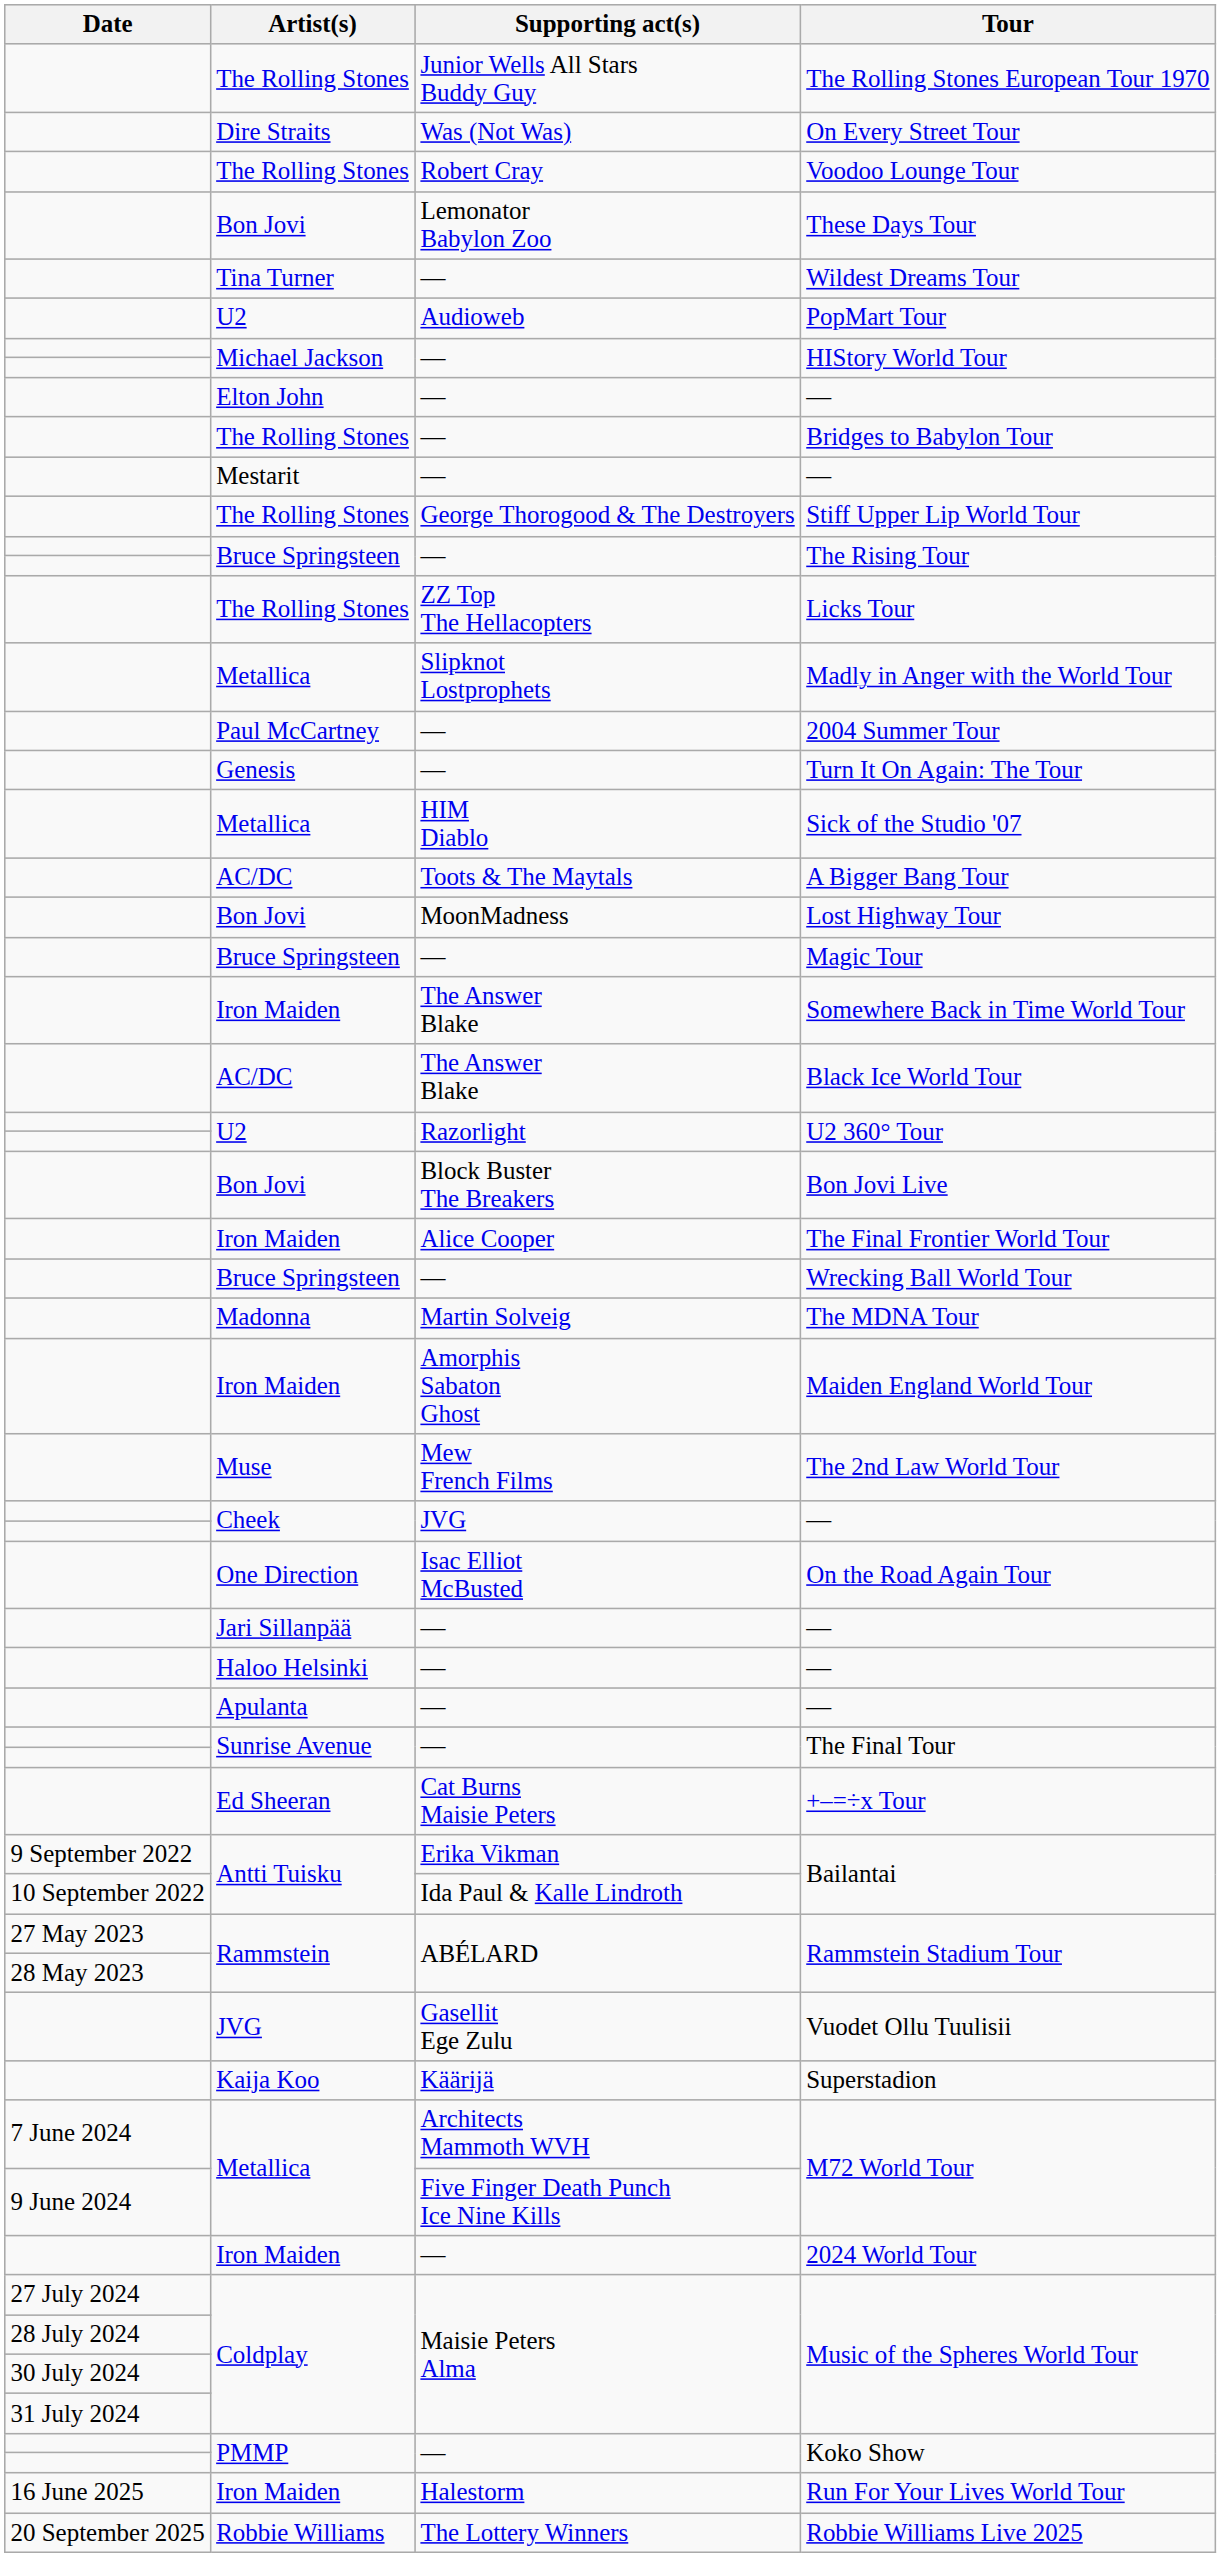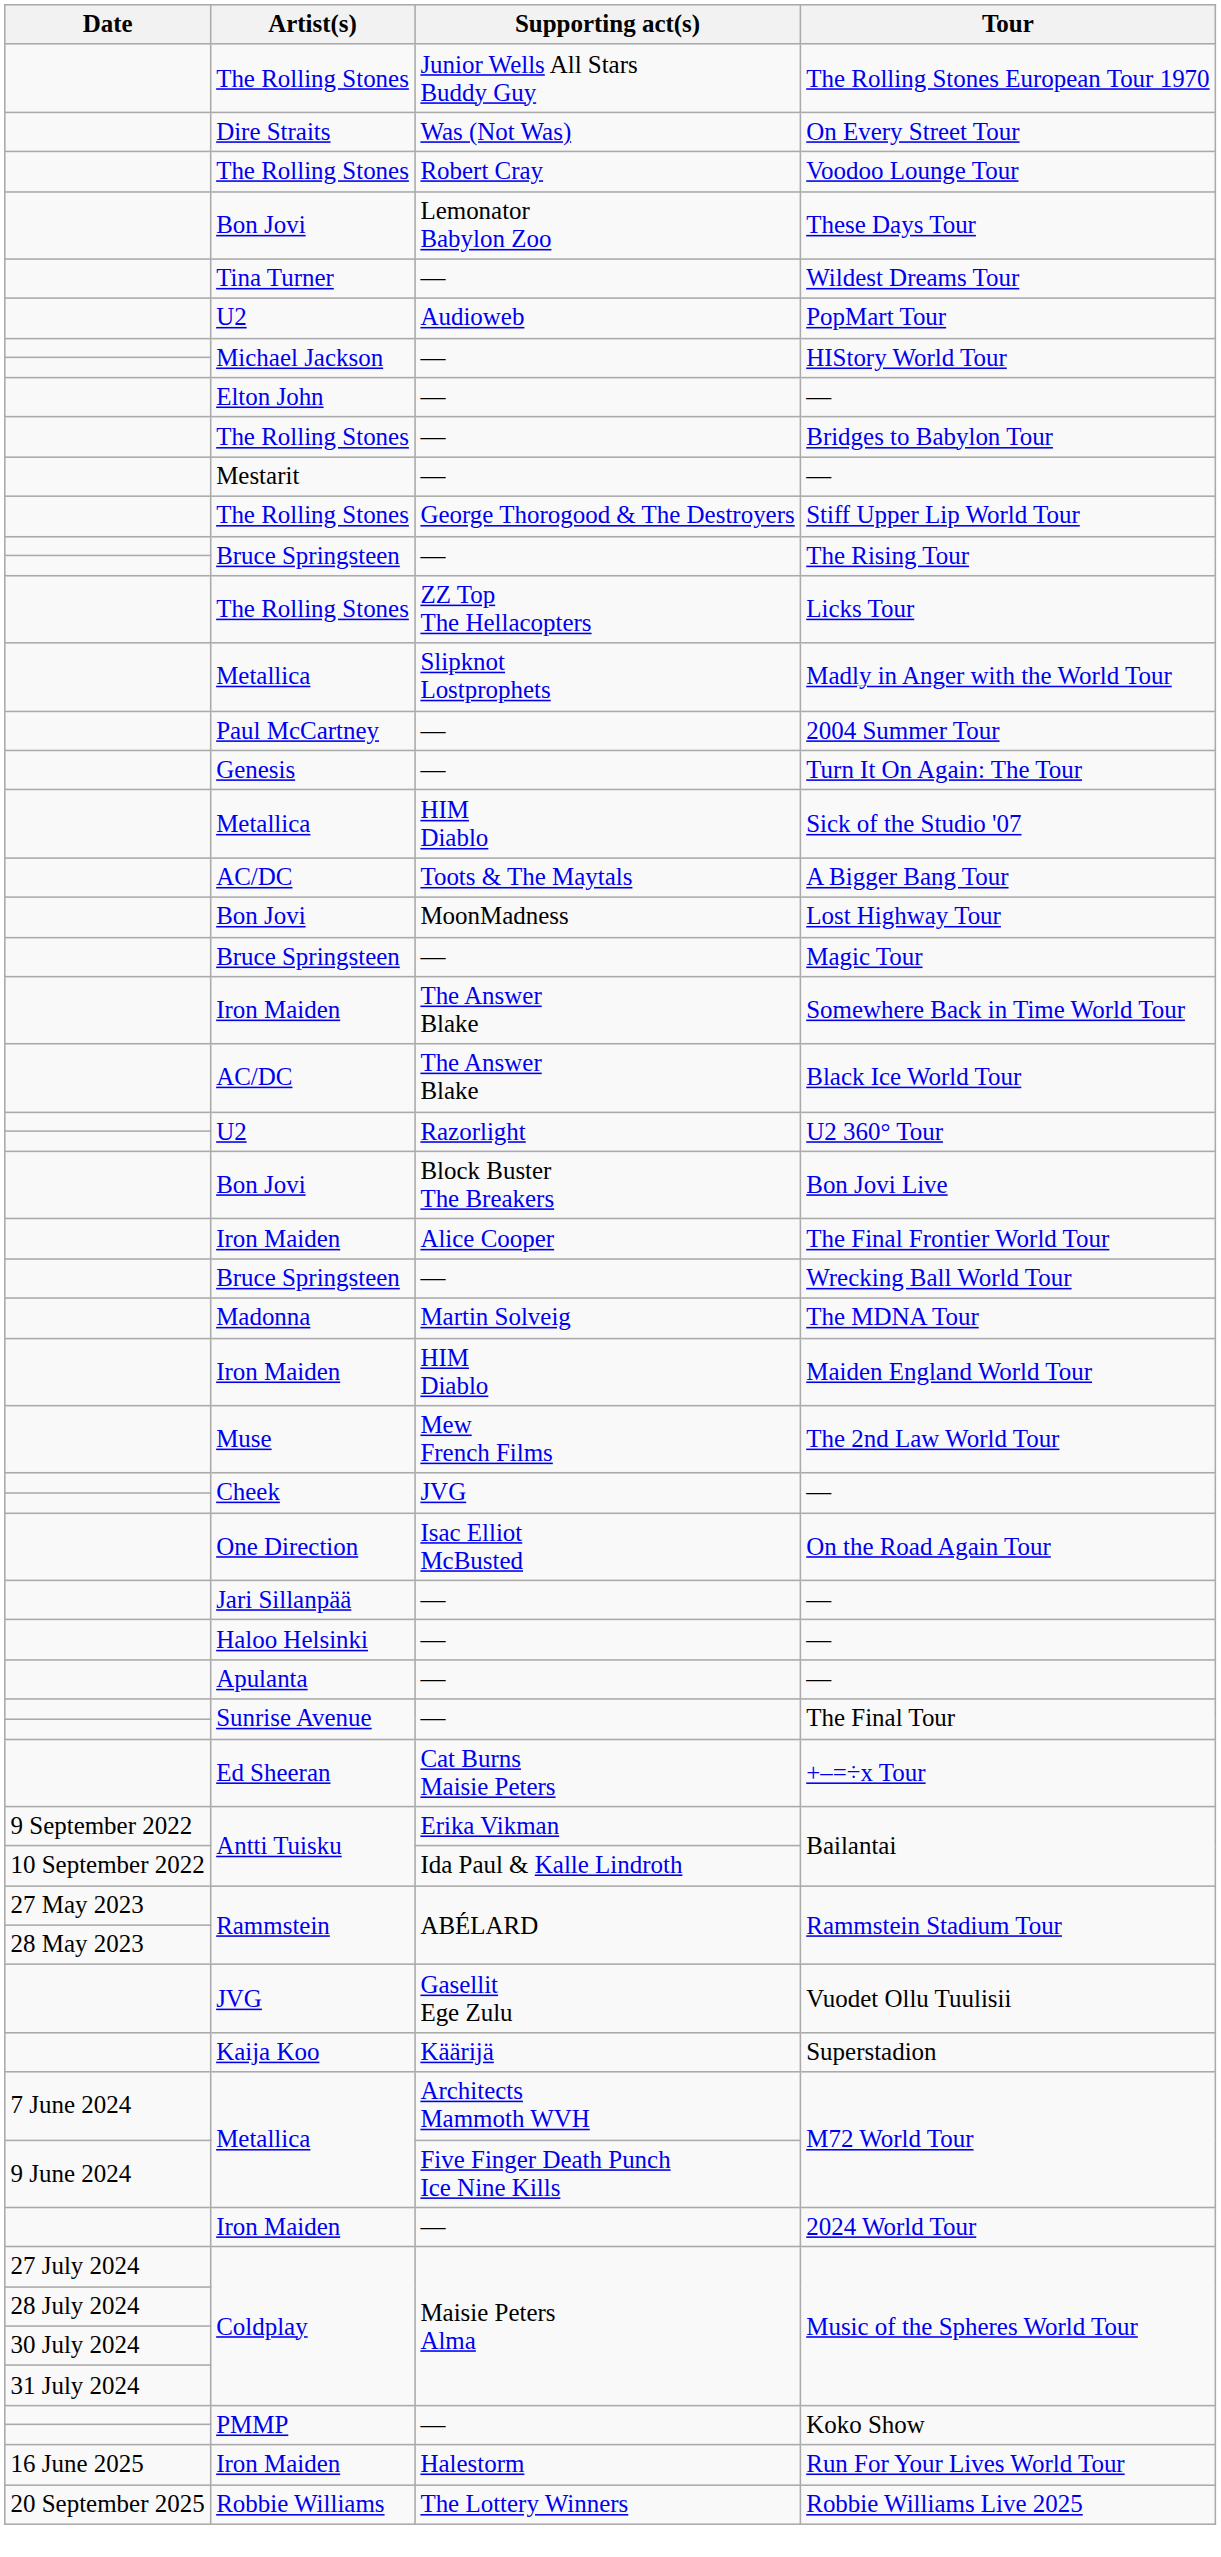(470, 1385) Amorphis Sabaton Ghost -> (454, 1371) HIM Diablo
